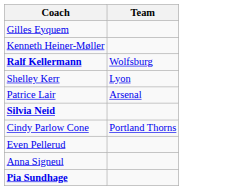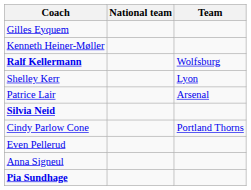+ column: (141, 12)
